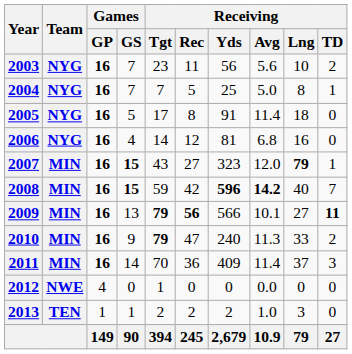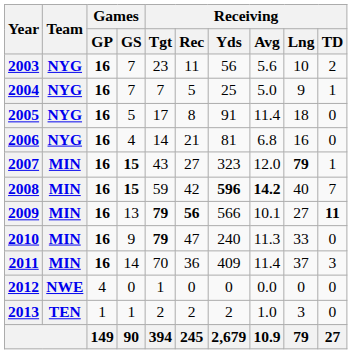(301, 90) 8 -> (301, 90) 9
(192, 139) 12 -> (192, 139) 21
(332, 238) 2 -> (332, 238) 0
